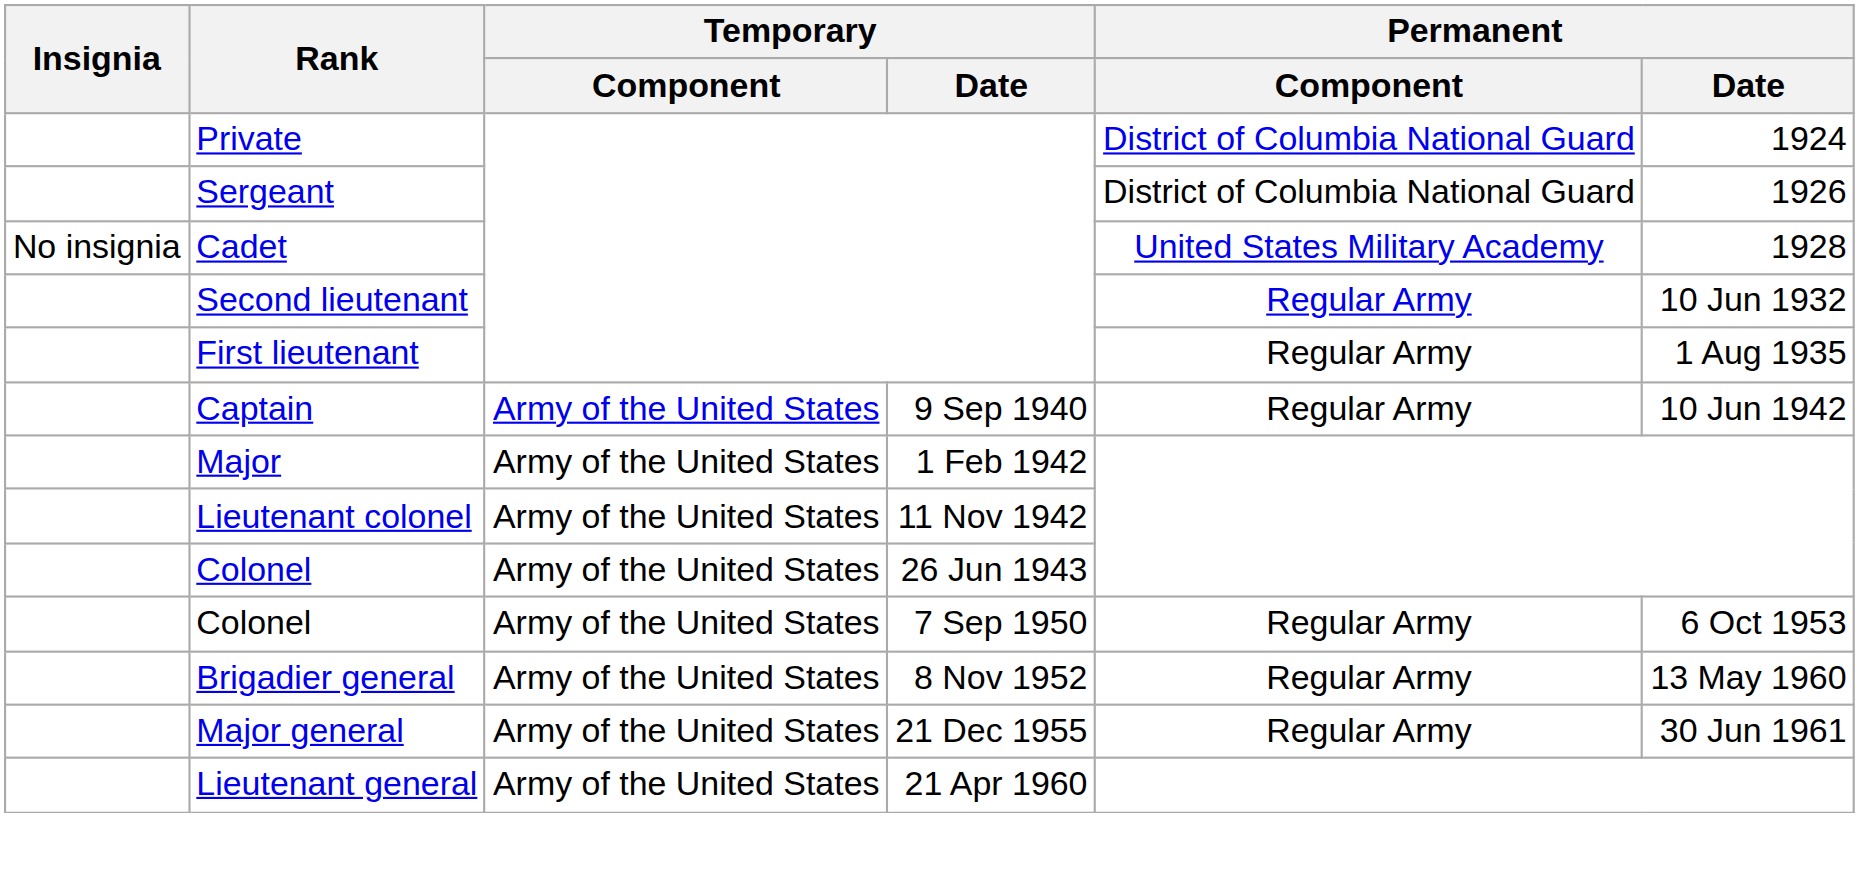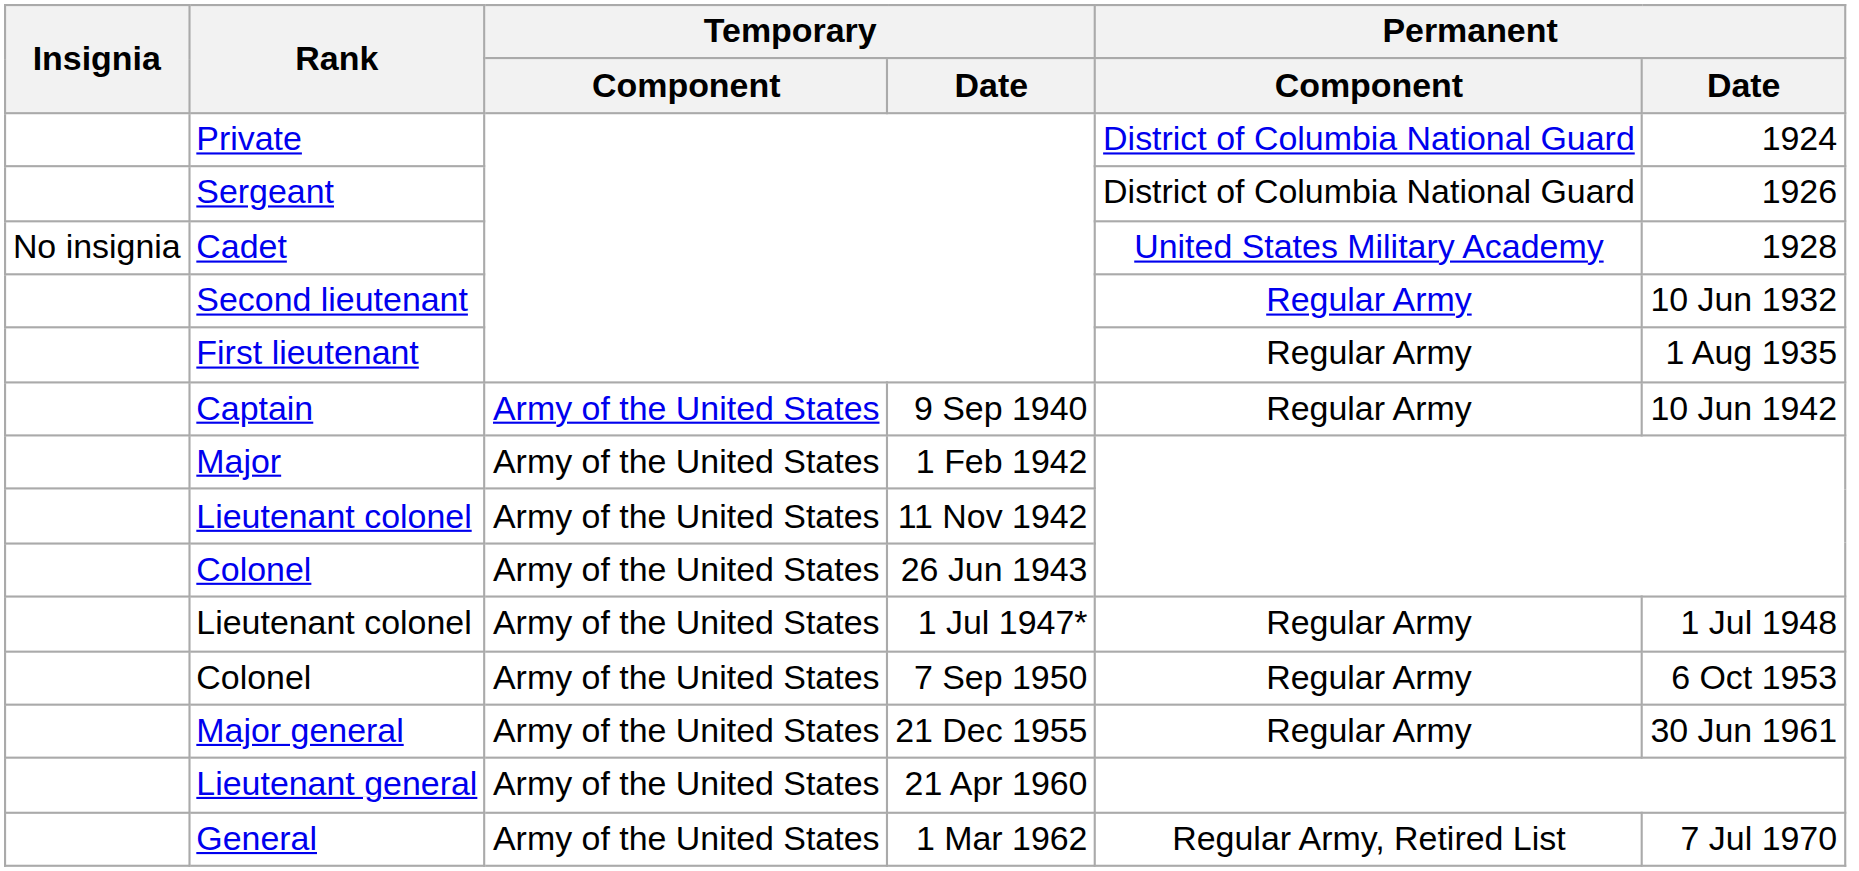+ row: (334, 623)
- row: (325, 676)
+ row: (257, 838)
